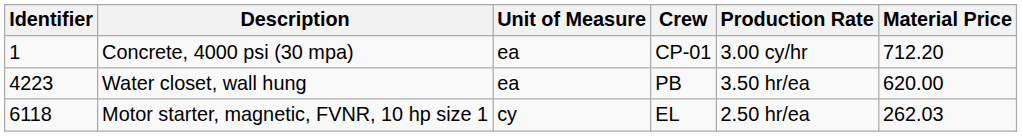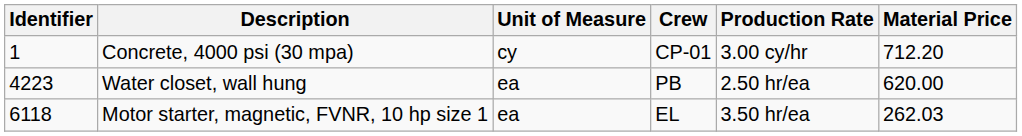(508, 51) ea -> (507, 51) cy
(765, 83) 3.50 hr/ea -> (765, 83) 2.50 hr/ea
(507, 114) cy -> (508, 114) ea
(765, 114) 2.50 hr/ea -> (765, 114) 3.50 hr/ea
